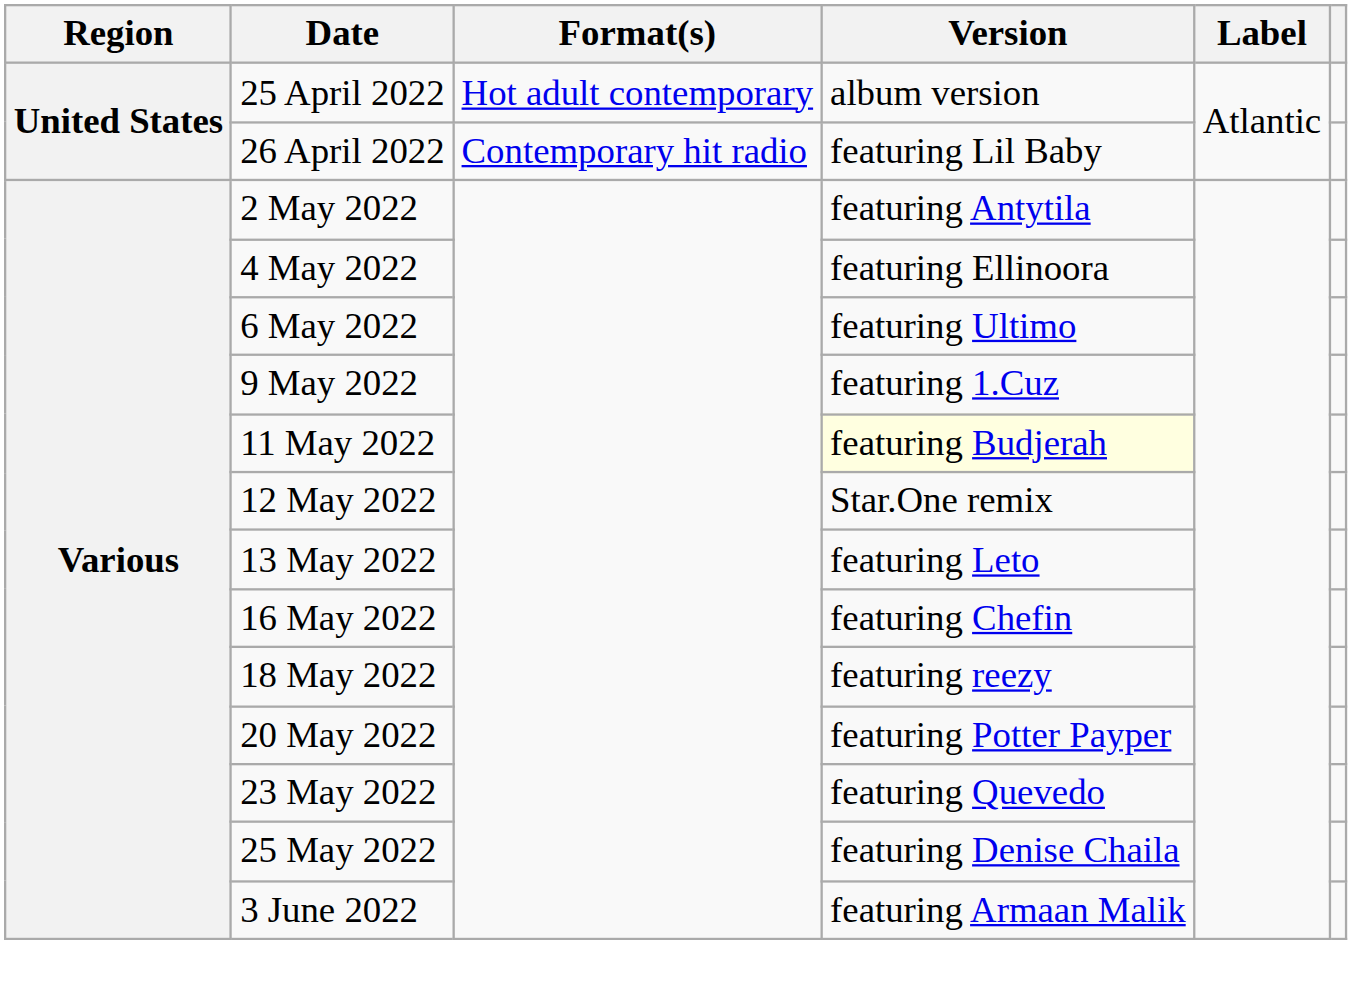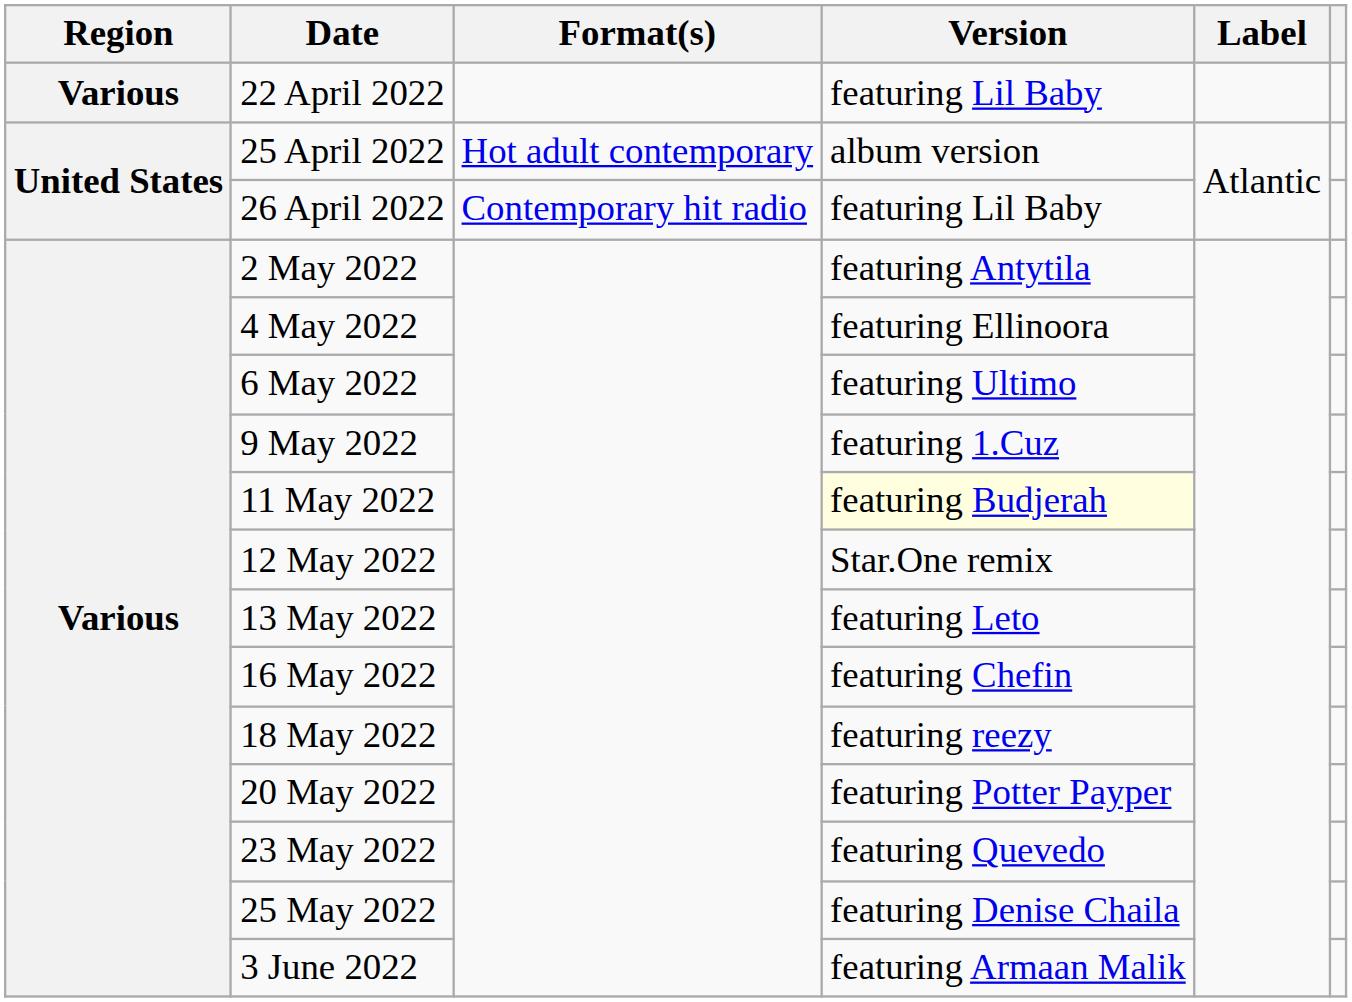+ row: (342, 92)
